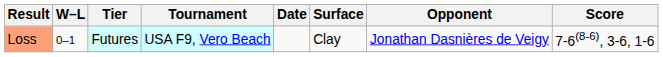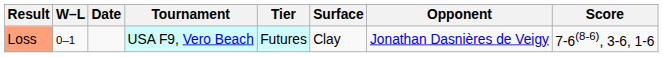columns swapped: (292, 15) <-> (115, 15)
